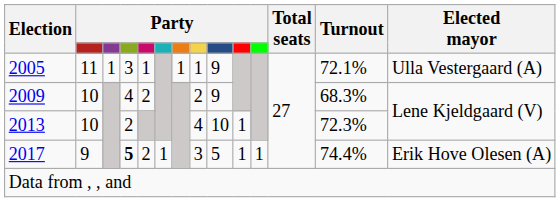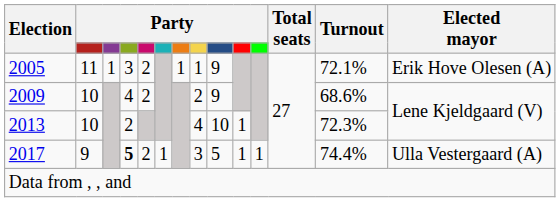(146, 67) 1 -> (146, 67) 2
(467, 67) Ulla Vestergaard (A) -> (472, 67) Erik Hove Olesen (A)
(343, 96) 68.3% -> (343, 96) 68.6%
(472, 153) Erik Hove Olesen (A) -> (467, 153) Ulla Vestergaard (A)
